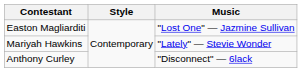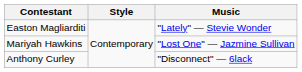(226, 28) "Lost One" — Jazmine Sullivan -> (214, 28) "Lately" — Stevie Wonder
(214, 43) "Lately" — Stevie Wonder -> (226, 43) "Lost One" — Jazmine Sullivan
